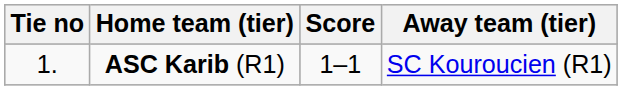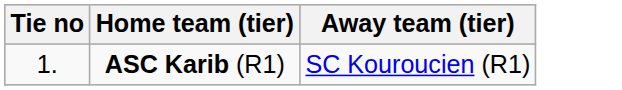- column: (340, 24)
